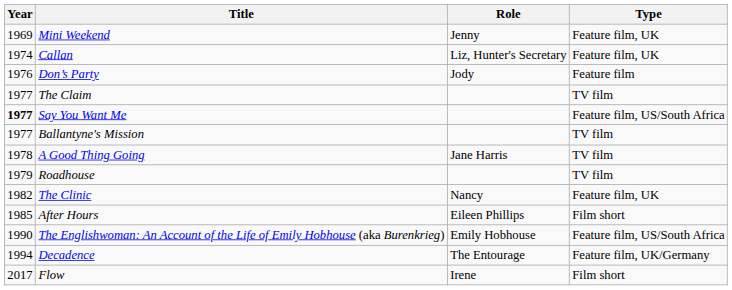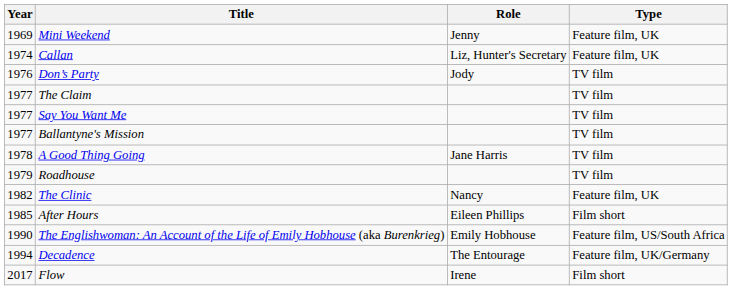(603, 74) Feature film -> (593, 74) TV film
(20, 114) bold -> (20, 114) normal
(649, 114) Feature film, US/South Africa -> (593, 114) TV film
